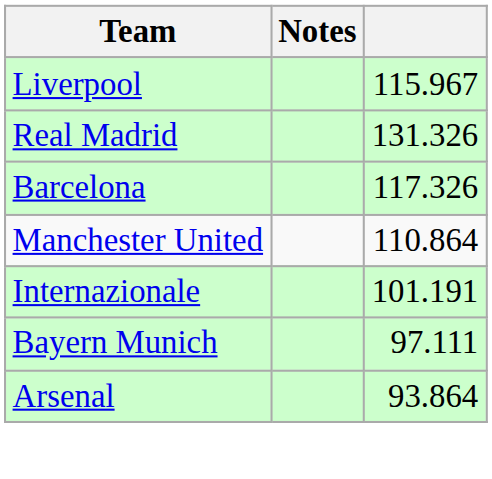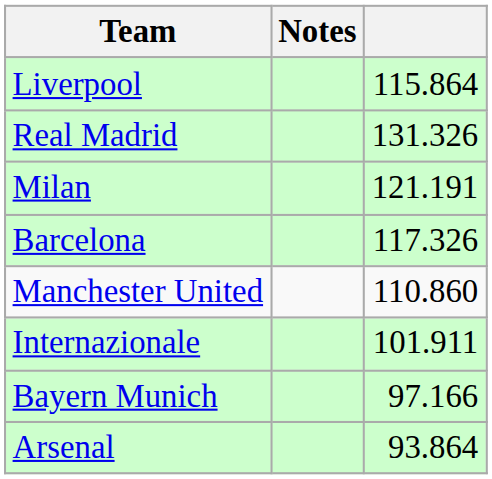(426, 83) 115.967 -> (426, 83) 115.864
+ row: (52, 187)
(426, 239) 110.864 -> (426, 291) 110.860
(425, 291) 101.191 -> (426, 343) 101.911
(434, 343) 97.111 -> (433, 395) 97.166
